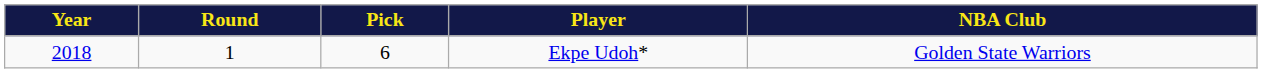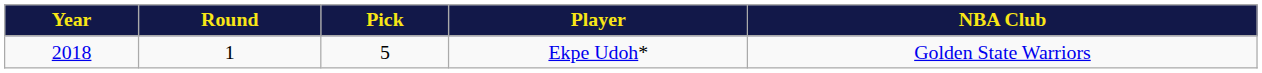(385, 51) 6 -> (385, 51) 5
